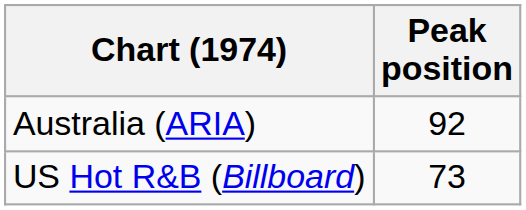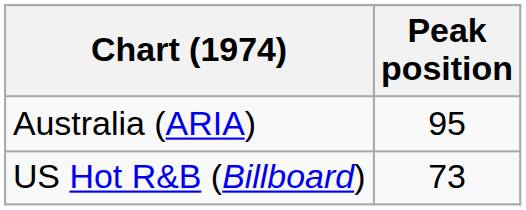(447, 123) 92 -> (447, 123) 95
